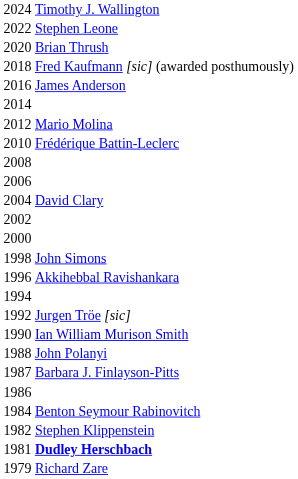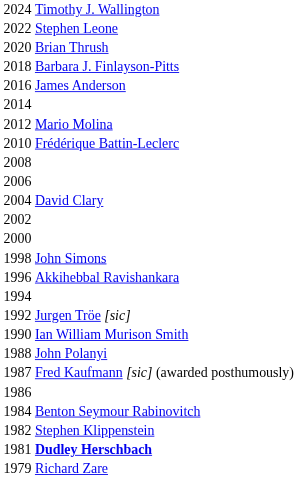(164, 66) Fred Kaufmann [sic] (awarded posthumously) -> (107, 66) Barbara J. Finlayson-Pitts
(107, 373) Barbara J. Finlayson-Pitts -> (164, 373) Fred Kaufmann [sic] (awarded posthumously)
